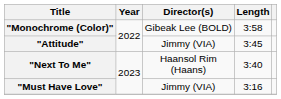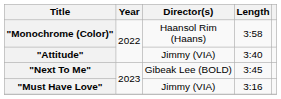(188, 28) Gibeak Lee (BOLD) -> (188, 33) Haansol Rim (Haans)
(253, 43) 3:45 -> (253, 54) 3:40
(188, 65) Haansol Rim (Haans) -> (188, 70) Gibeak Lee (BOLD)
(253, 65) 3:40 -> (253, 70) 3:45
